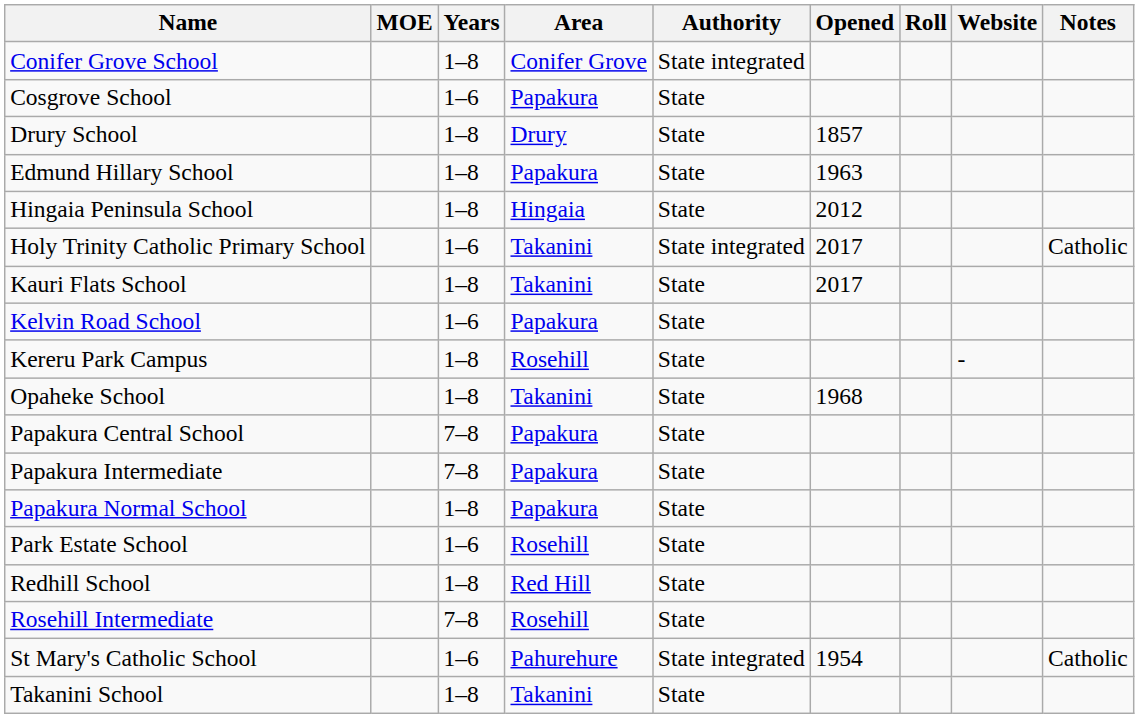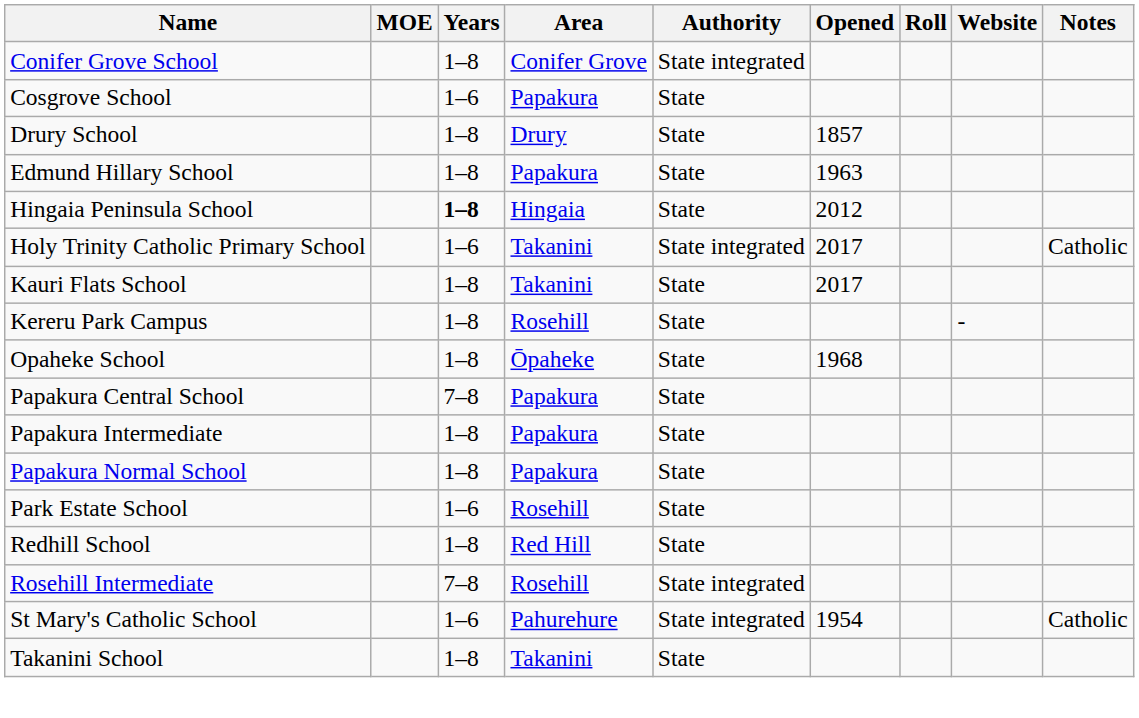(461, 209) normal -> (461, 209) bold
- row: (106, 321)
(551, 396) Takanini -> (552, 358) Ōpaheke
(461, 470) 7–8 -> (461, 433) 1–8
(681, 619) State -> (731, 582) State integrated
